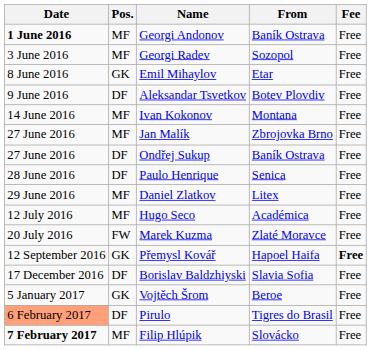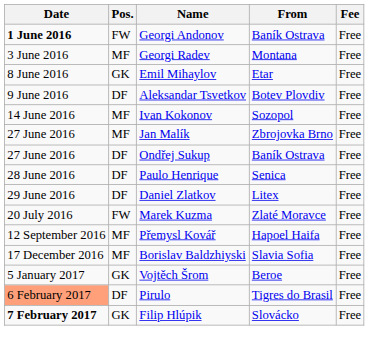(121, 34) MF -> (121, 34) FW
(273, 54) Sozopol -> (274, 54) Montana
(274, 114) Montana -> (273, 114) Sozopol
(121, 194) MF -> (120, 194) DF
- row: (167, 214)
(121, 255) GK -> (121, 235) MF
(351, 255) bold -> (350, 235) normal
(120, 275) DF -> (121, 255) MF
(121, 335) MF -> (121, 315) GK
